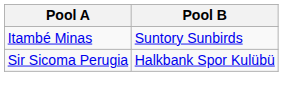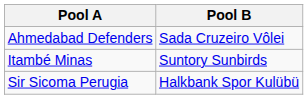+ row: (80, 37)
